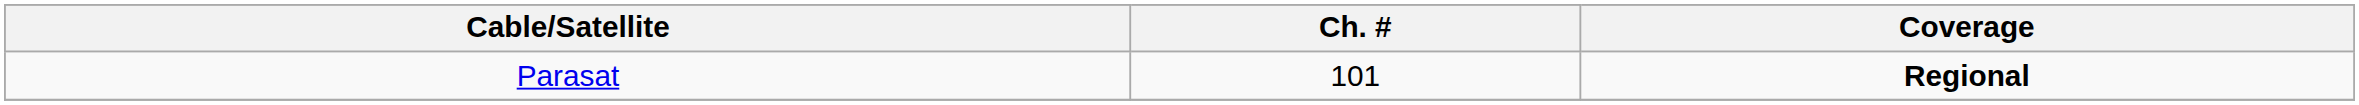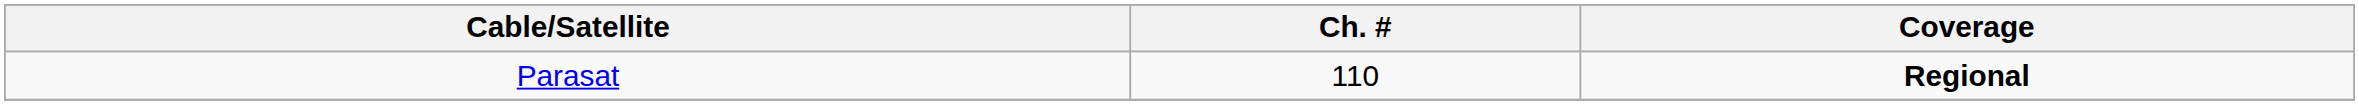(1355, 75) 101 -> (1355, 75) 110
